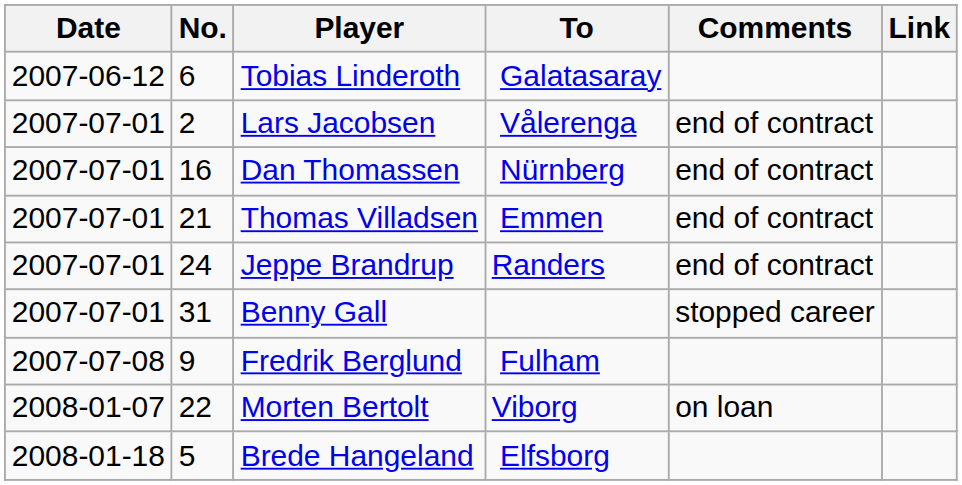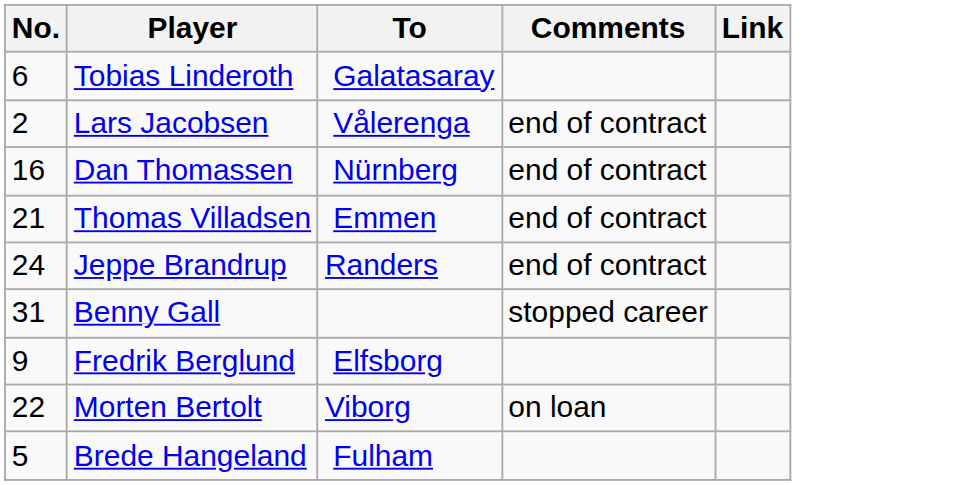- column: (88, 28)
(546, 360) Fulham -> (384, 360) Elfsborg
(551, 455) Elfsborg -> (379, 455) Fulham
